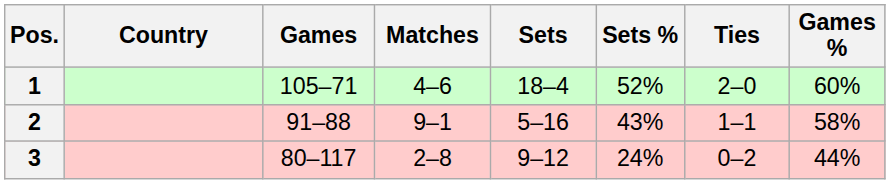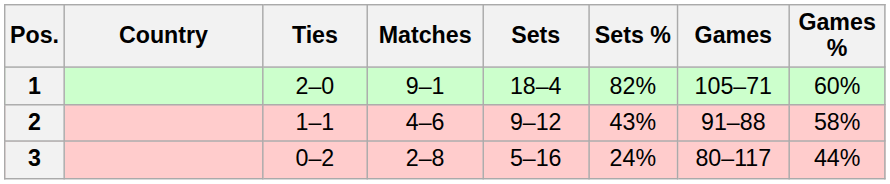columns swapped: (737, 35) <-> (319, 35)
(432, 85) 4–6 -> (425, 85) 9–1
(640, 85) 52% -> (633, 85) 82%
(432, 122) 9–1 -> (425, 122) 4–6
(543, 122) 5–16 -> (536, 122) 9–12
(543, 159) 9–12 -> (536, 159) 5–16
